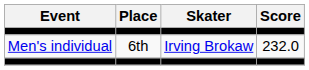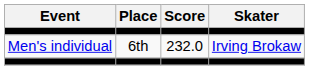columns swapped: (209, 16) <-> (281, 16)
